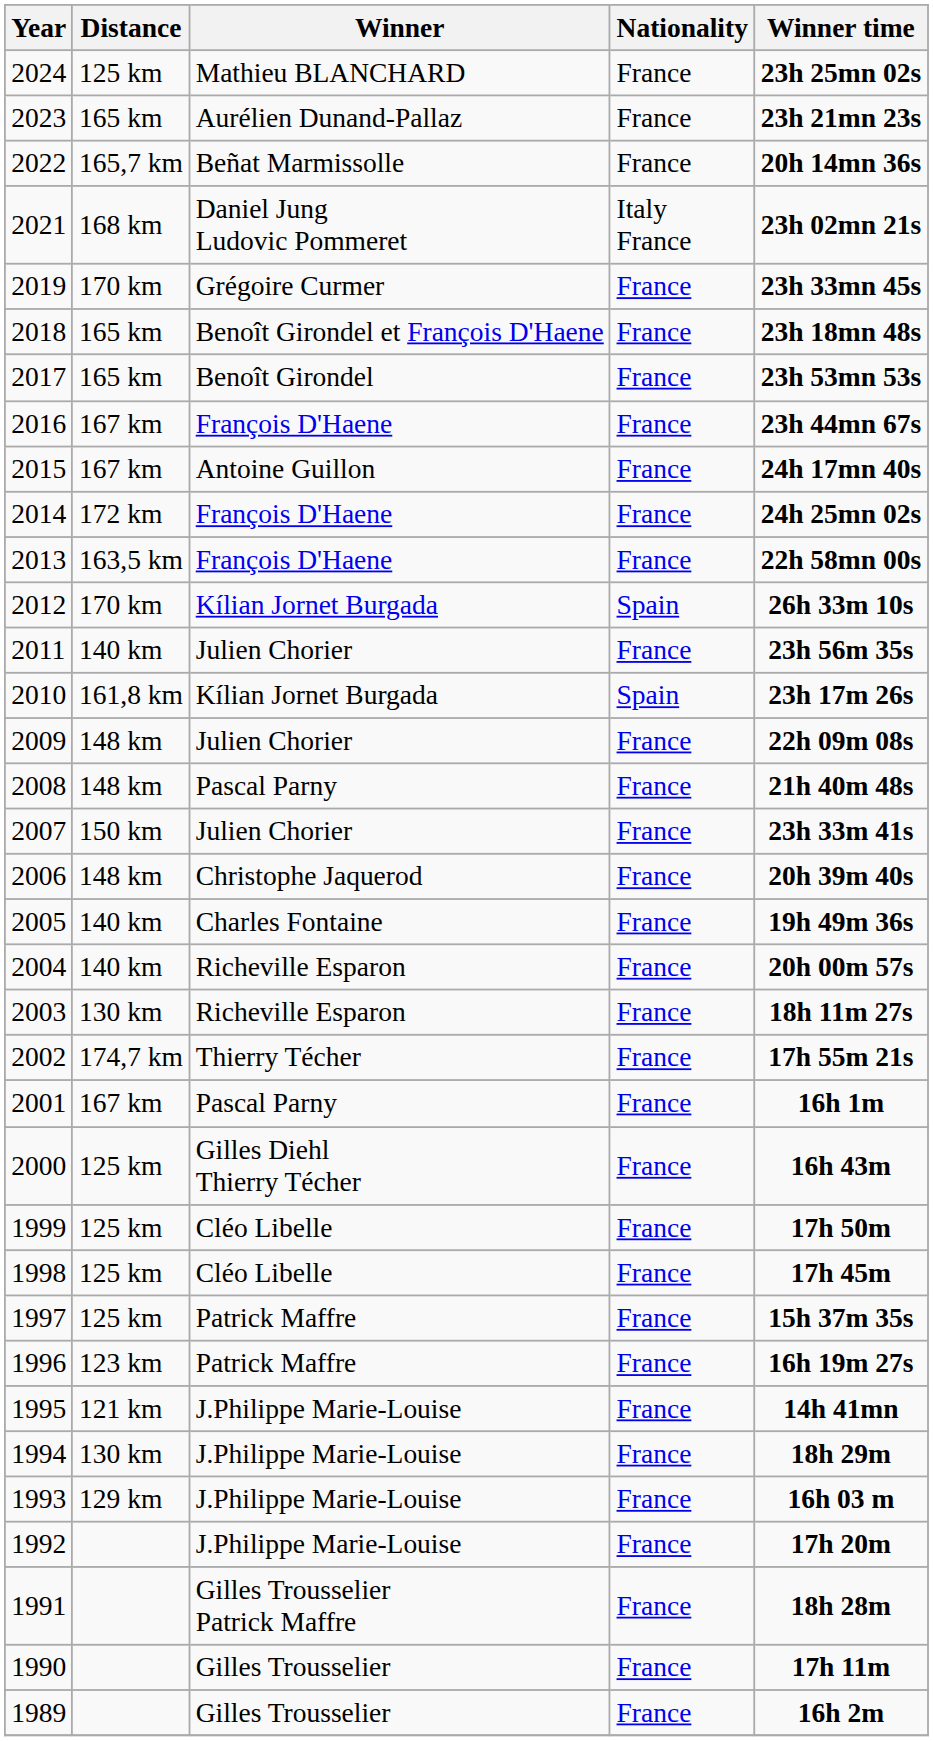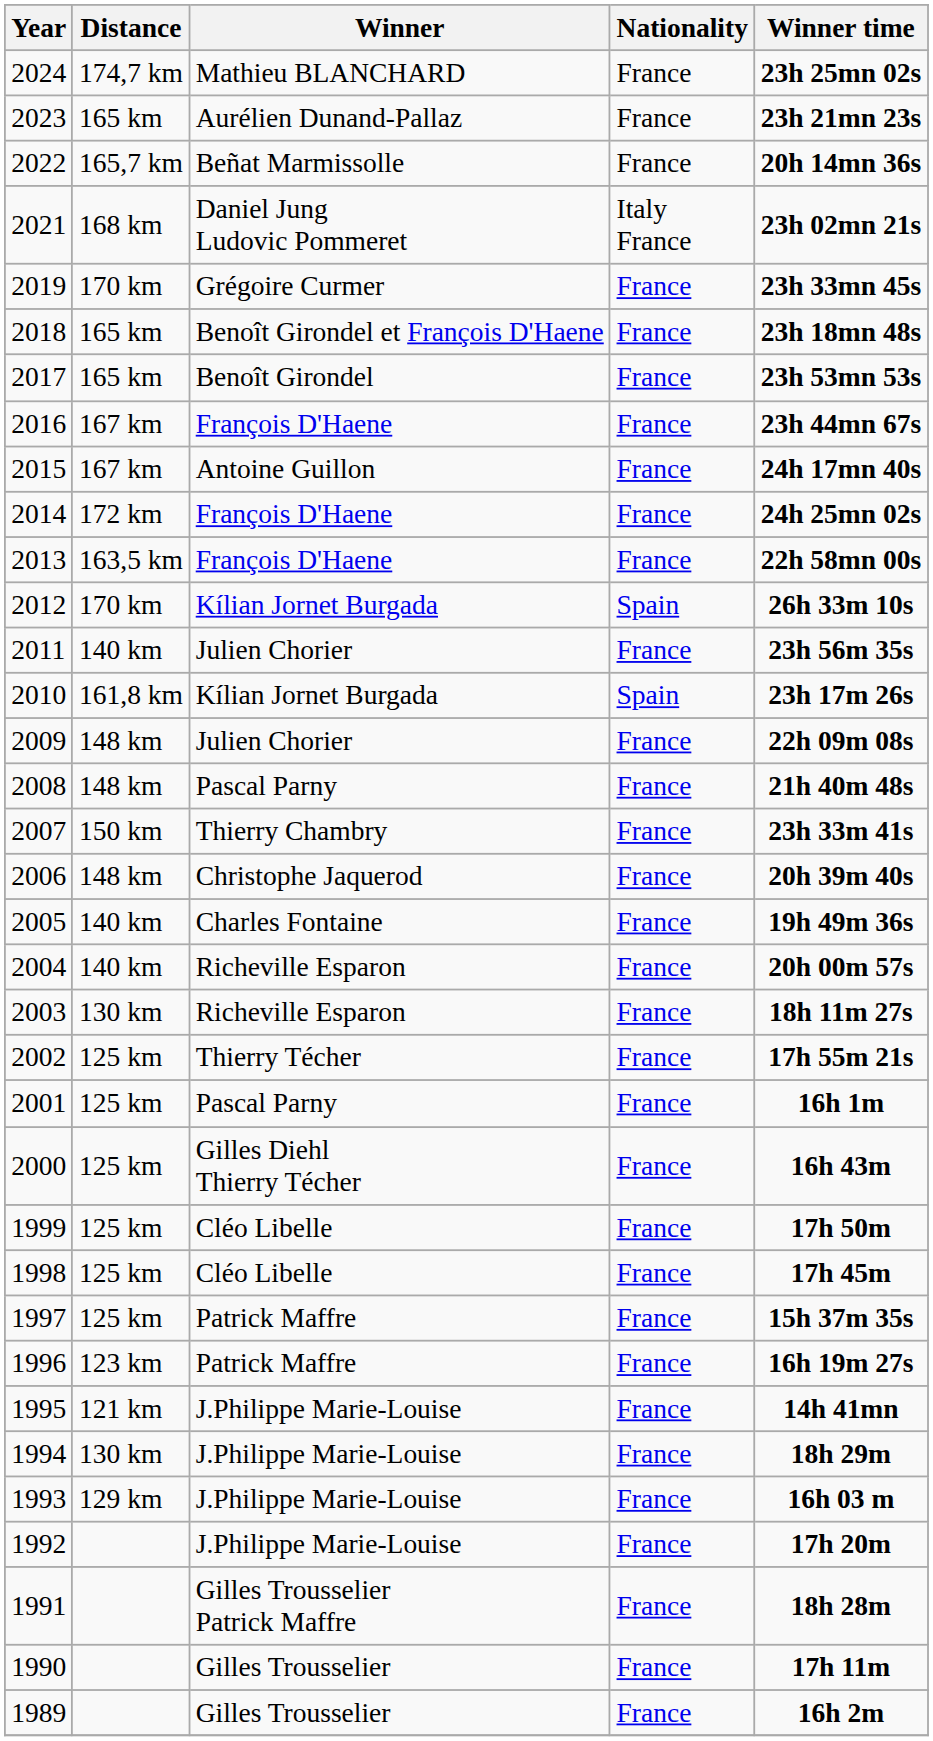(121, 72) 125 km -> (131, 72) 174,7 km
(274, 831) Julien Chorier -> (292, 831) Thierry Chambry
(131, 1057) 174,7 km -> (121, 1057) 125 km
(121, 1103) 167 km -> (121, 1103) 125 km
